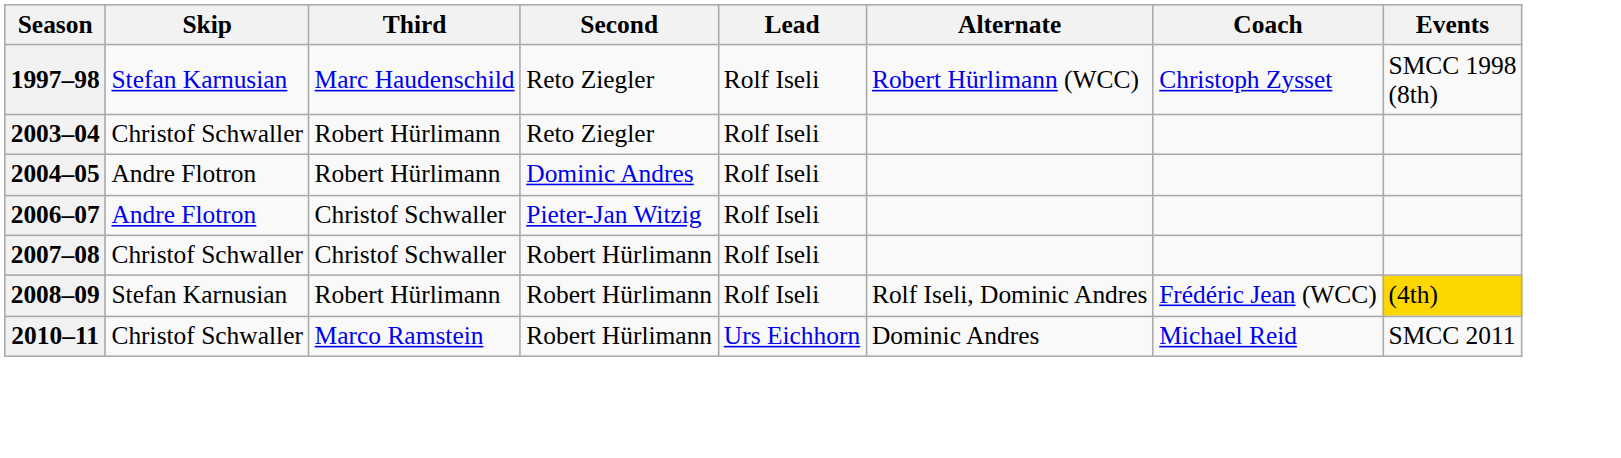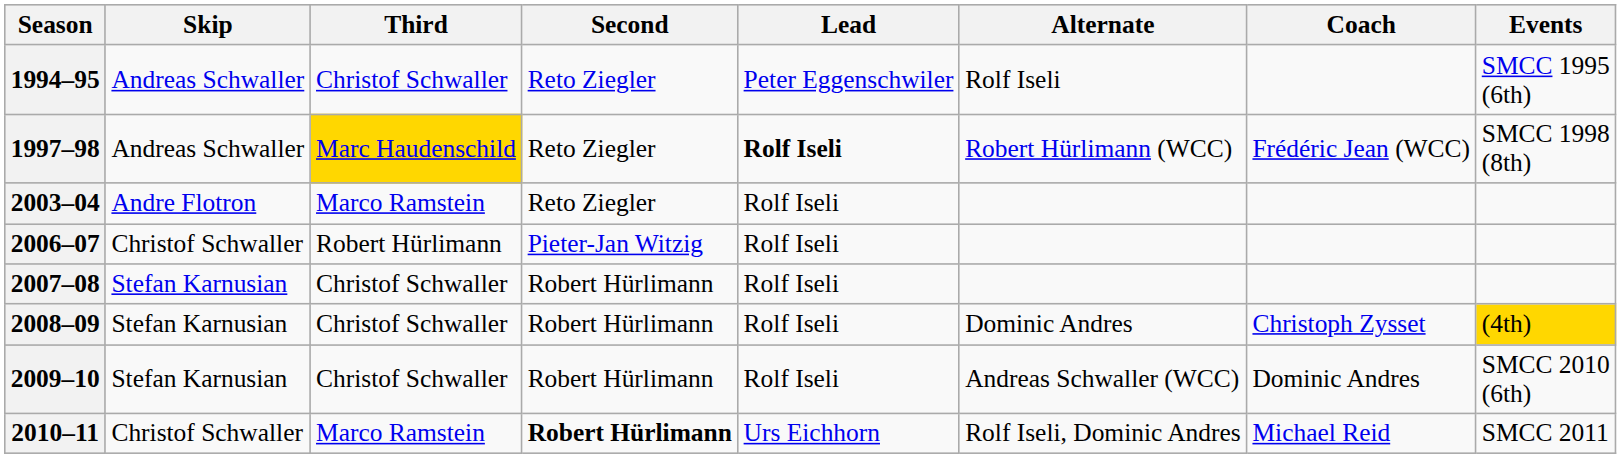+ row: (55, 79)
(199, 79) Stefan Karnusian -> (208, 148) Andreas Schwaller
(415, 79) no background -> (416, 148) gold background
(772, 79) normal -> (793, 148) bold
(1246, 79) Christoph Zysset -> (1361, 148) Frédéric Jean (WCC)
(207, 133) Christof Schwaller -> (184, 202) Andre Flotron
(408, 133) Robert Hürlimann -> (400, 202) Marco Ramstein
- row: (55, 174)
(184, 214) Andre Flotron -> (207, 243) Christof Schwaller
(410, 214) Christof Schwaller -> (409, 243) Robert Hürlimann
(207, 255) Christof Schwaller -> (199, 283) Stefan Karnusian
(408, 295) Robert Hürlimann -> (412, 323) Christof Schwaller
(1010, 295) Rolf Iseli, Dominic Andres -> (1049, 323) Dominic Andres
(1268, 295) Frédéric Jean (WCC) -> (1339, 323) Christoph Zysset
+ row: (55, 378)
(619, 335) normal -> (630, 433) bold
(956, 335) Dominic Andres -> (1103, 433) Rolf Iseli, Dominic Andres
